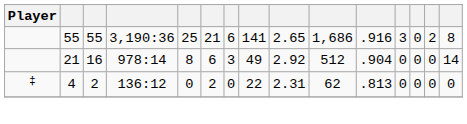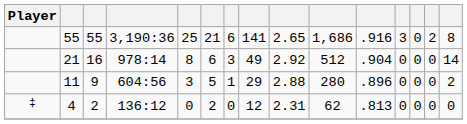+ row: (72, 82)
(254, 84) 22 -> (254, 106) 12
